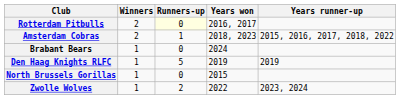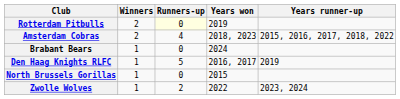(232, 24) 2016, 2017 -> (218, 24) 2019
(181, 37) 1 -> (181, 37) 4
(218, 62) 2019 -> (232, 62) 2016, 2017
